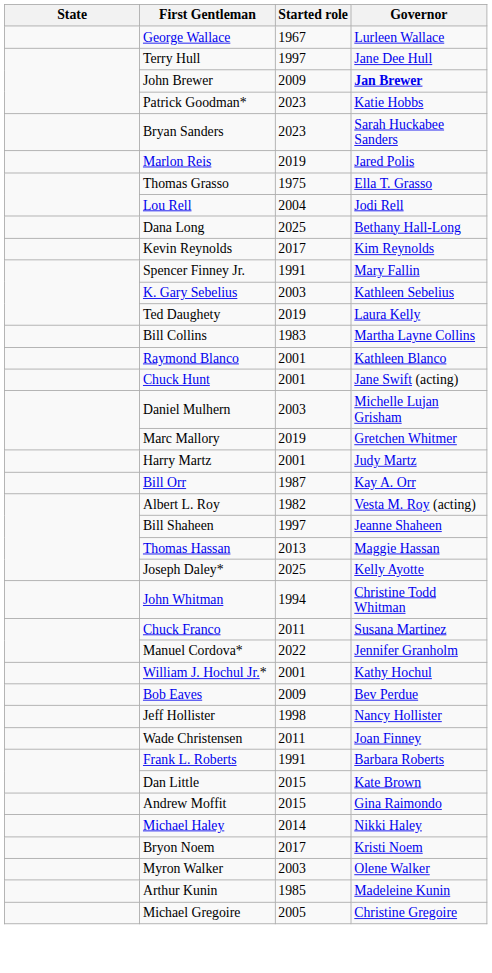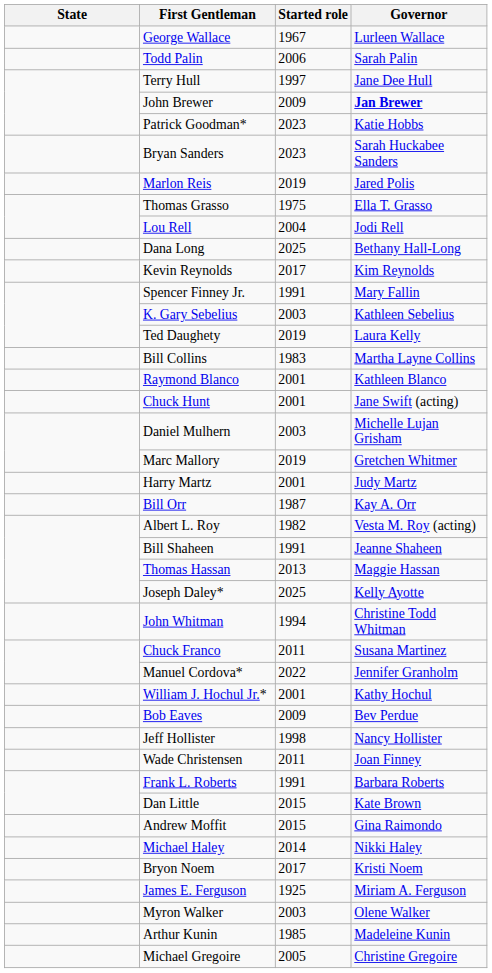+ row: (173, 59)
(292, 526) 1997 -> (292, 548) 1991
+ row: (195, 891)
